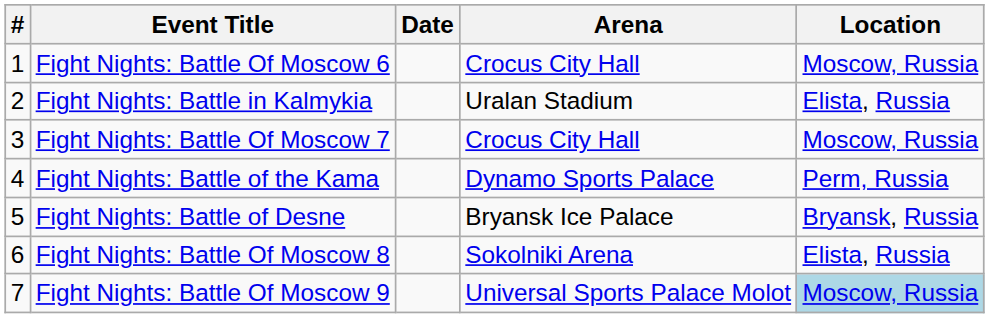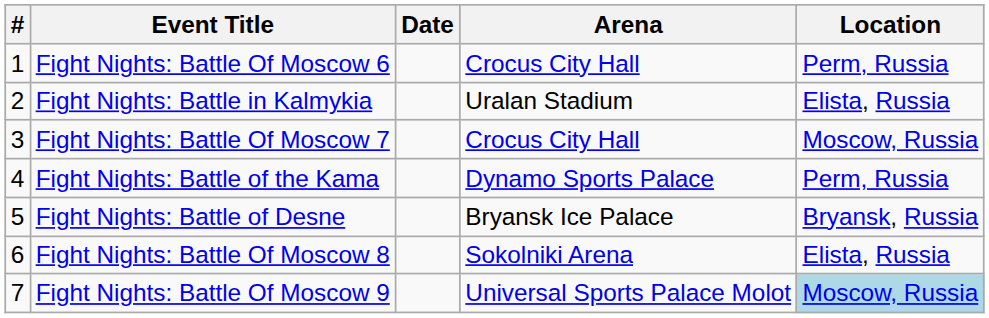(890, 63) Moscow, Russia -> (875, 63) Perm, Russia
